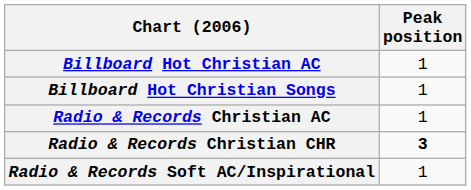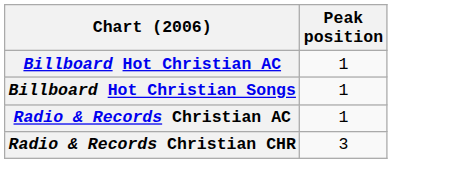(423, 145) bold -> (343, 145) normal
- row: (192, 172)
